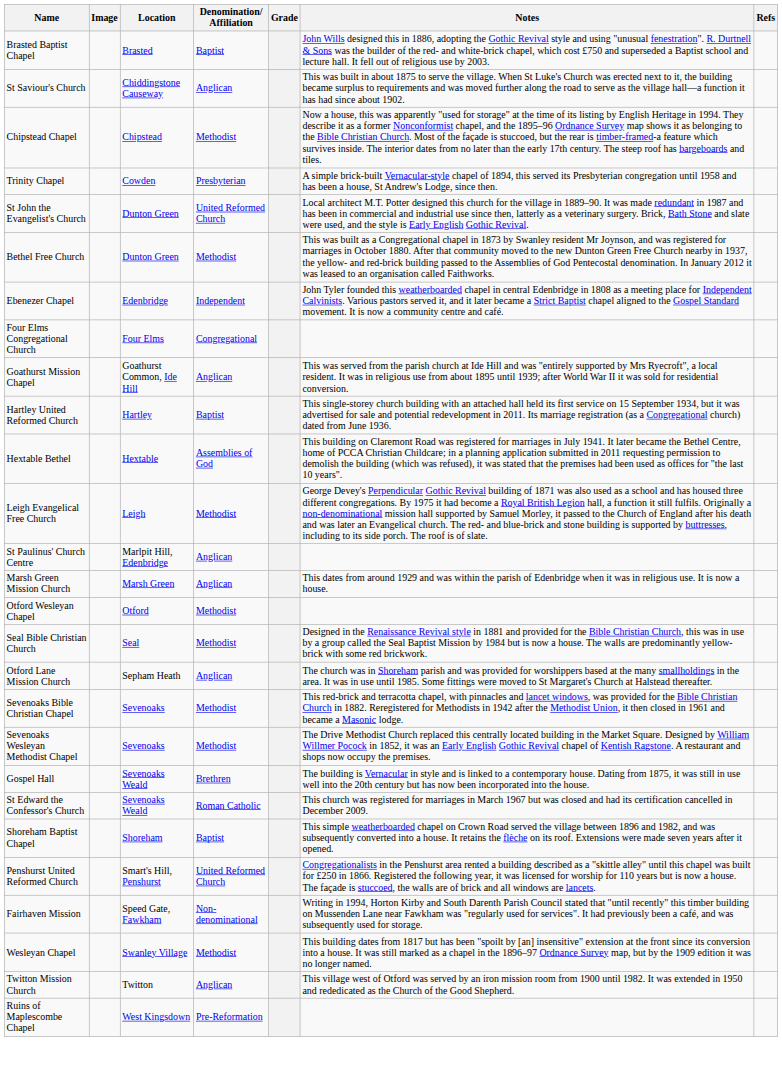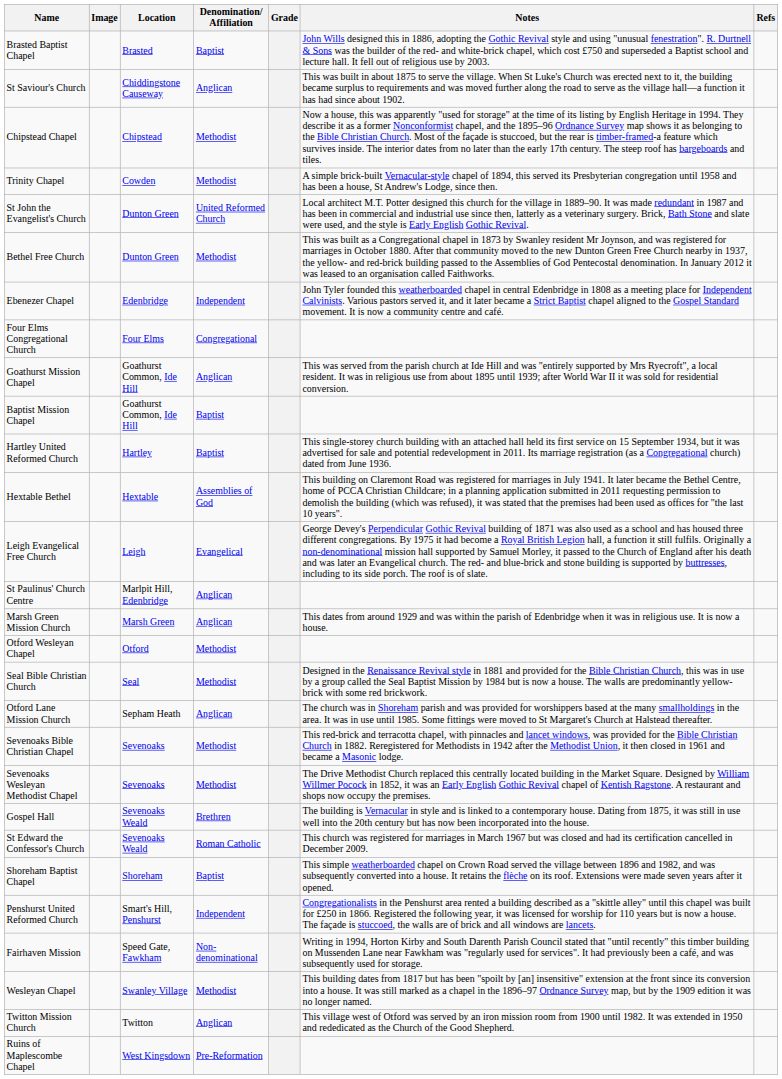(221, 181) Presbyterian -> (216, 181) Methodist
+ row: (38, 415)
(216, 513) Methodist -> (219, 551) Evangelical
(231, 876) United Reformed Church -> (220, 914) Independent
